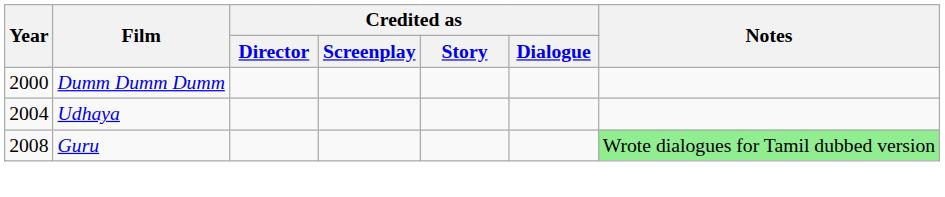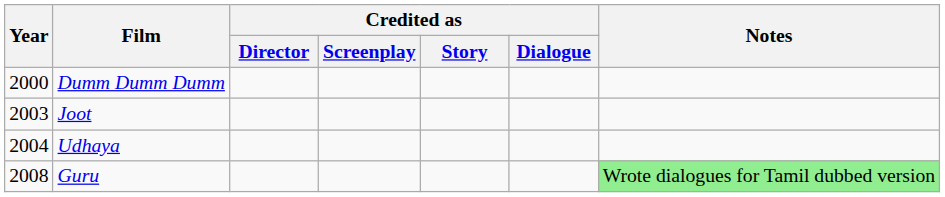+ row: (75, 113)
